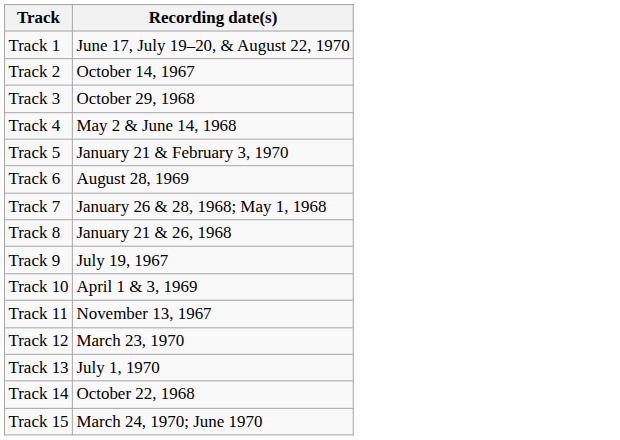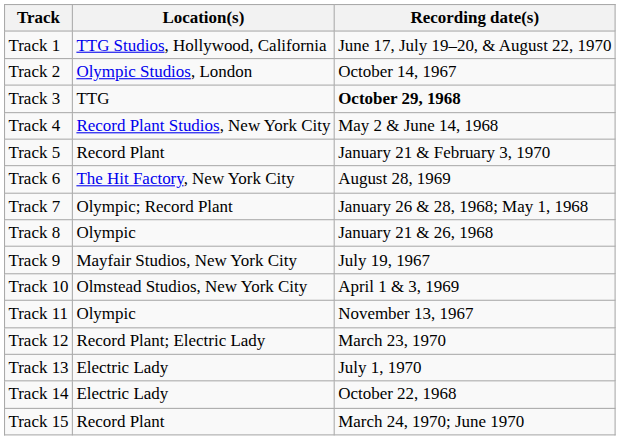+ column: (203, 17)
(136, 98) normal -> (399, 98) bold
